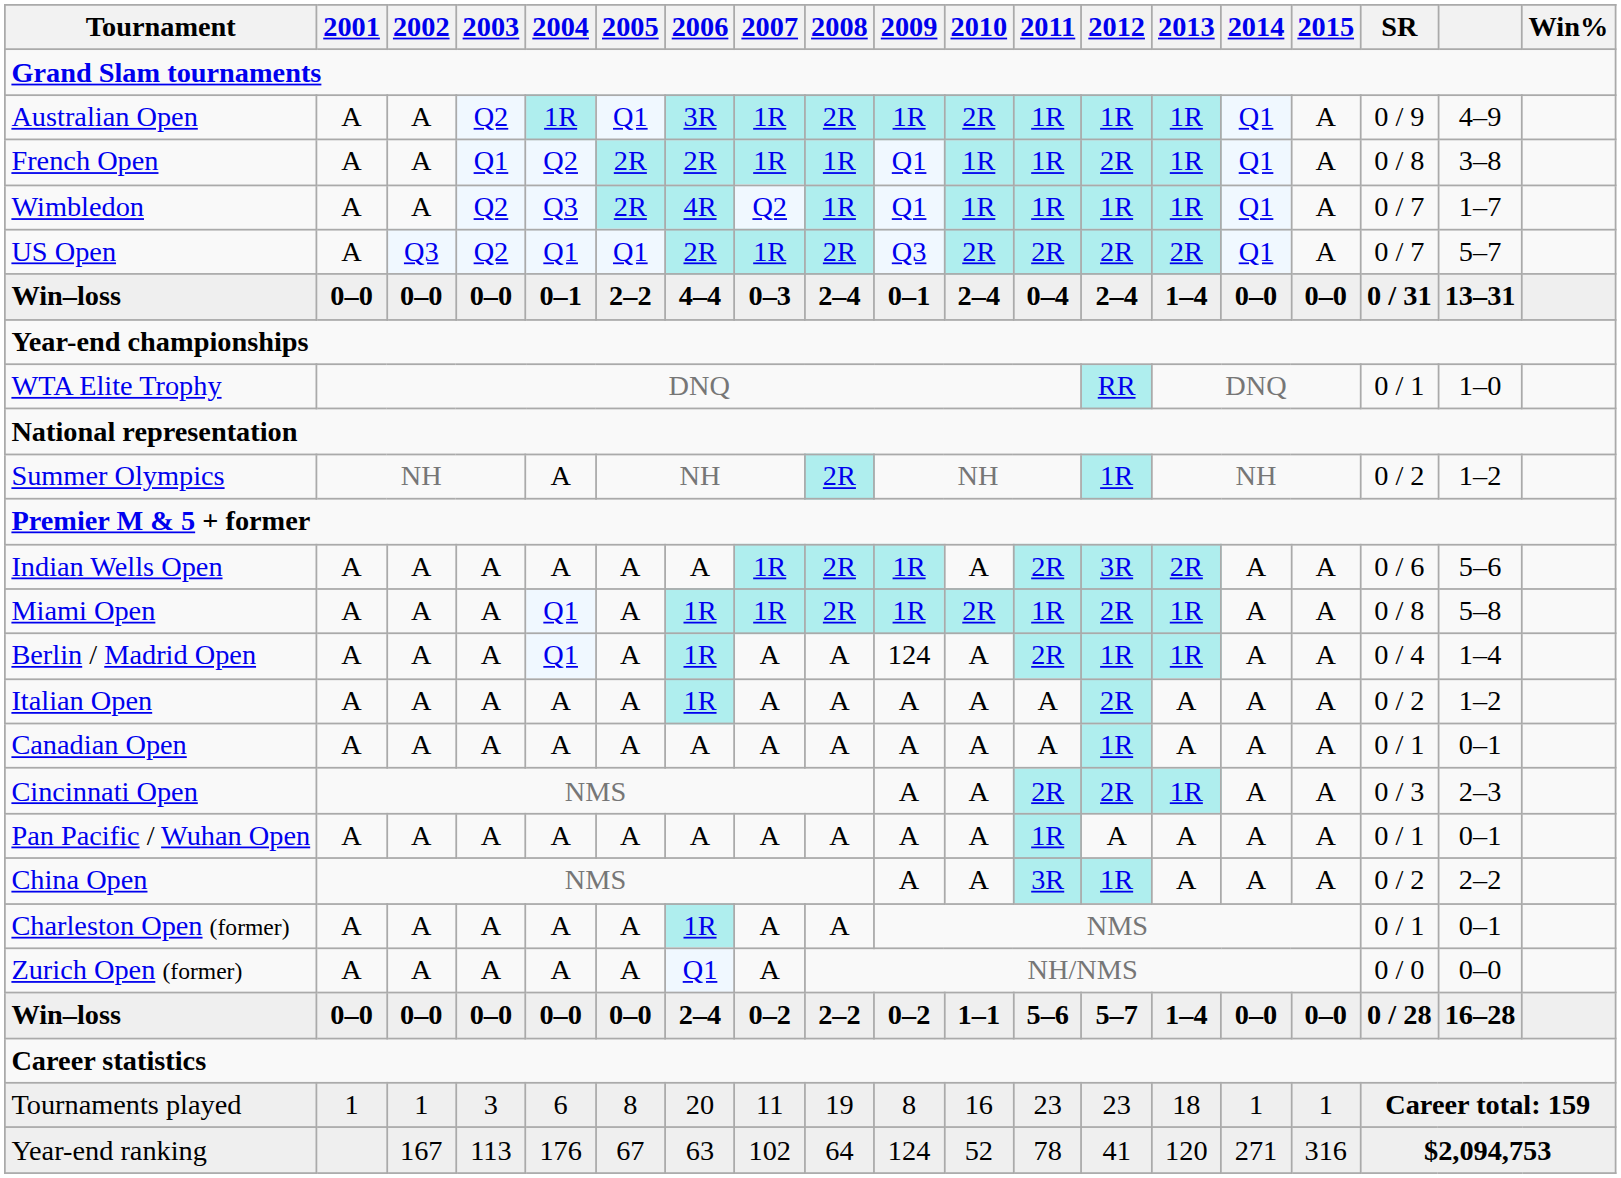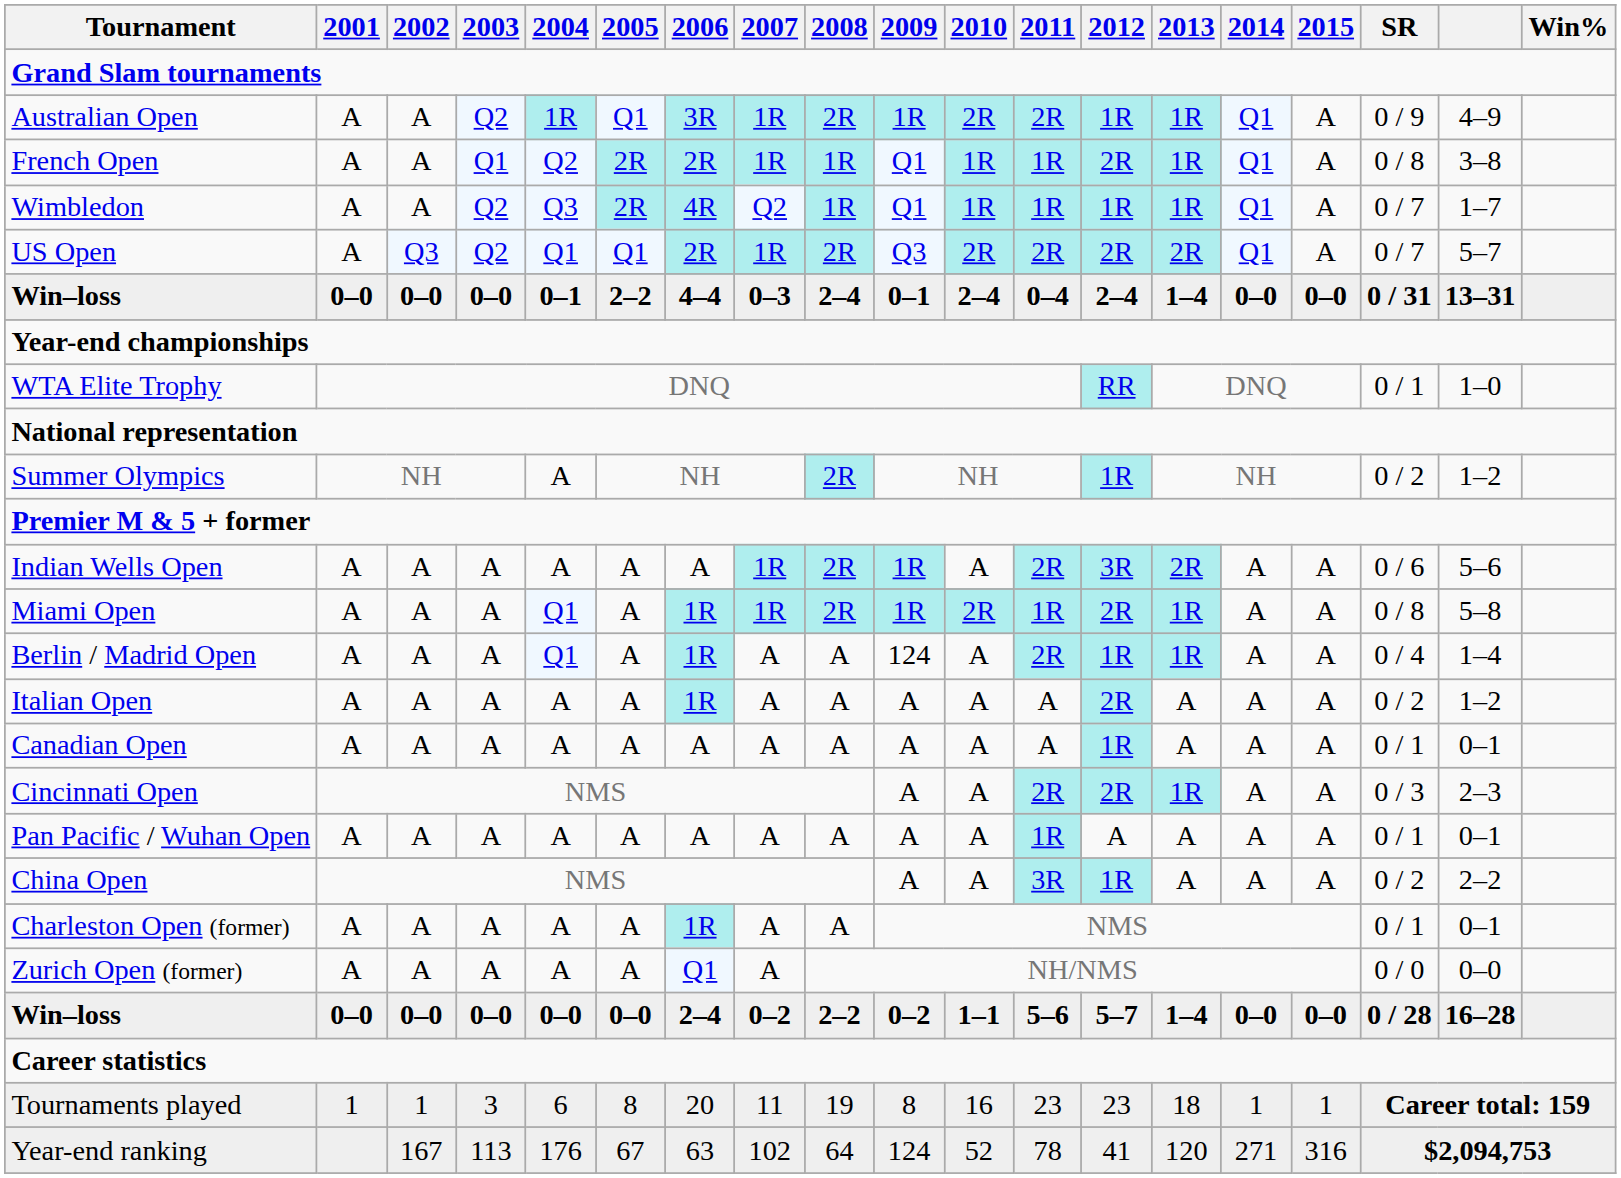(1048, 116) 1R -> (1048, 116) 2R
